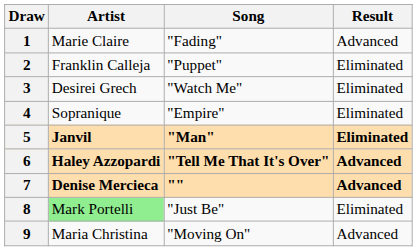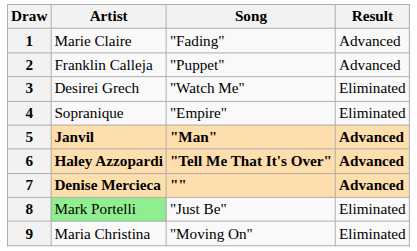(370, 64) Eliminated -> (370, 64) Advanced
(372, 137) Eliminated -> (372, 137) Advanced
(367, 233) Advanced -> (372, 233) Eliminated
